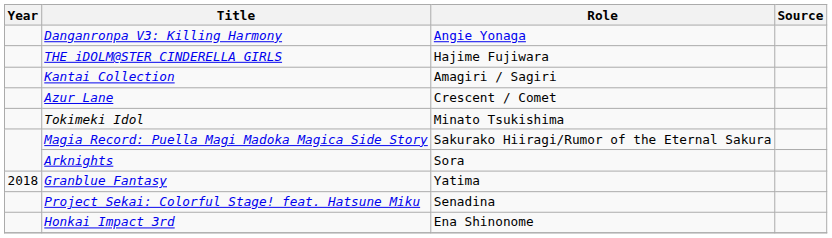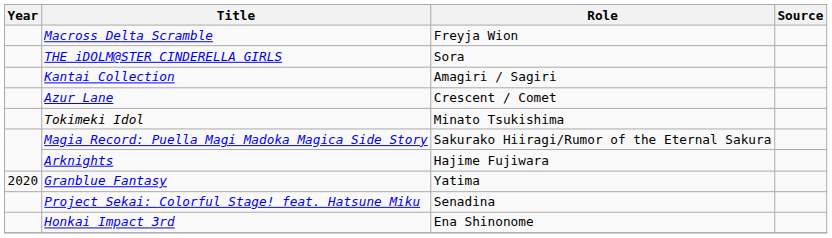+ row: (129, 36)
- row: (163, 36)
(491, 56) Hajime Fujiwara -> (449, 56) Sora
(449, 160) Sora -> (491, 160) Hajime Fujiwara
(23, 181) 2018 -> (23, 181) 2020
